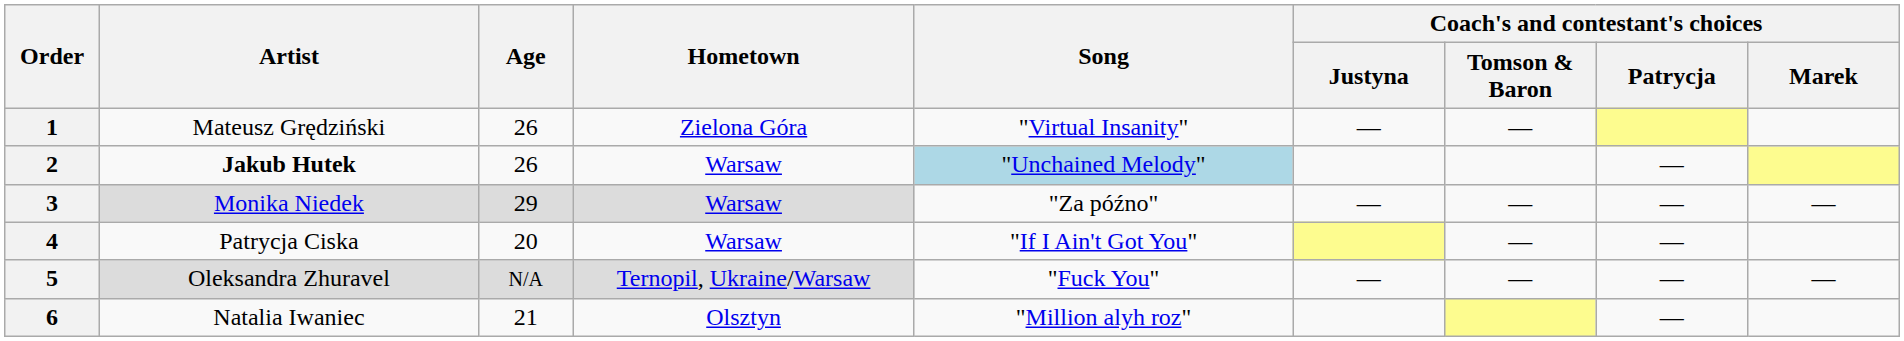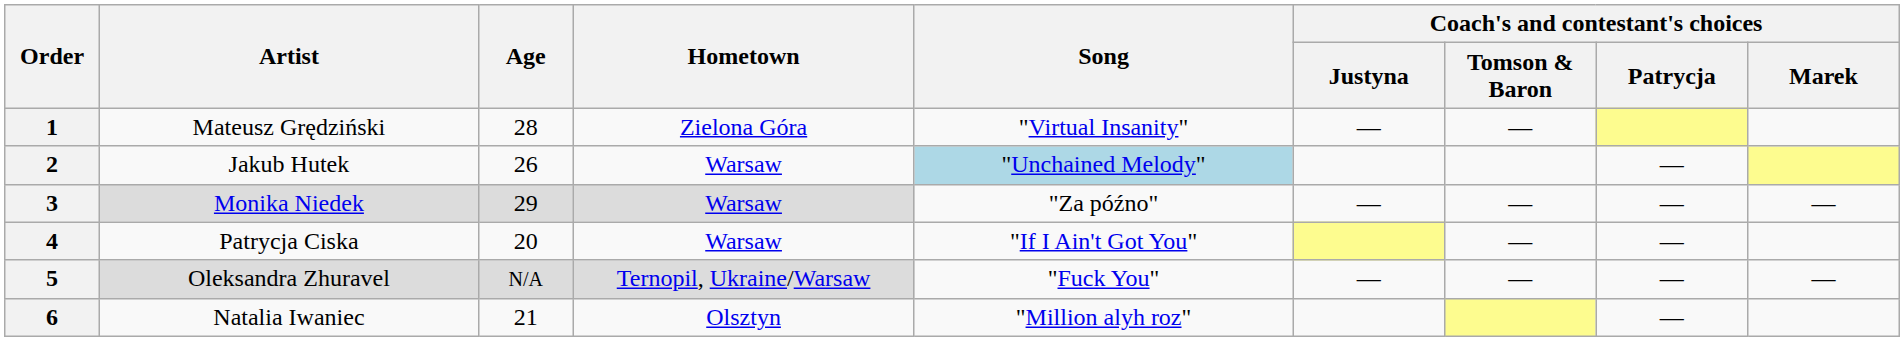(526, 126) 26 -> (526, 126) 28
(289, 164) bold -> (289, 164) normal
